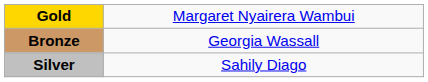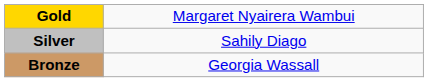rows swapped: (54, 64) <-> (54, 40)
